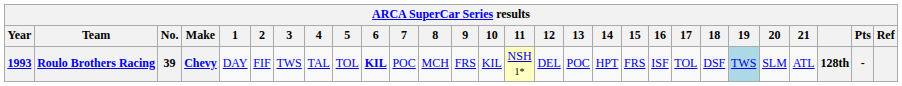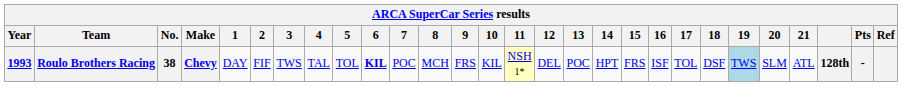(170, 63) 39 -> (170, 63) 38
